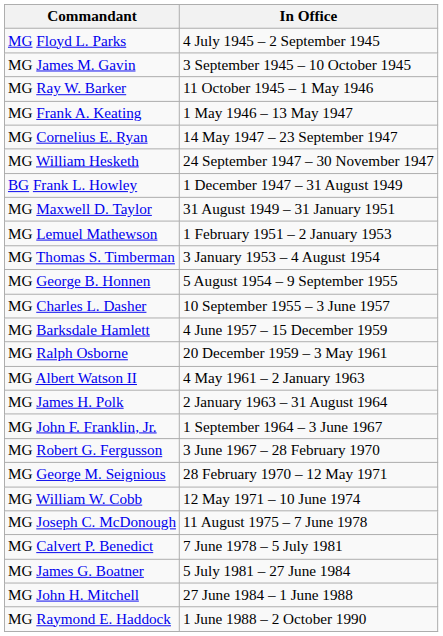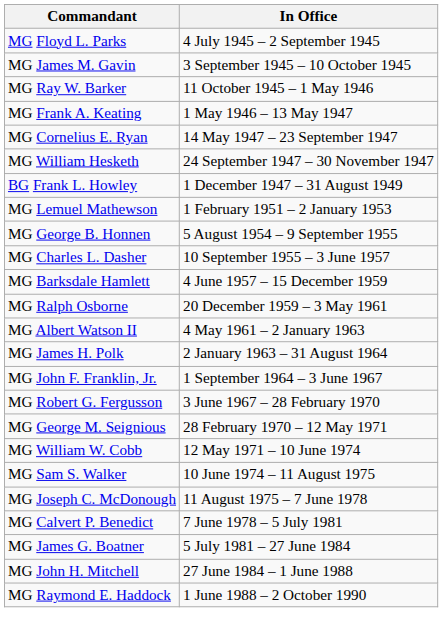- row: (80, 209)
- row: (91, 257)
+ row: (67, 474)
